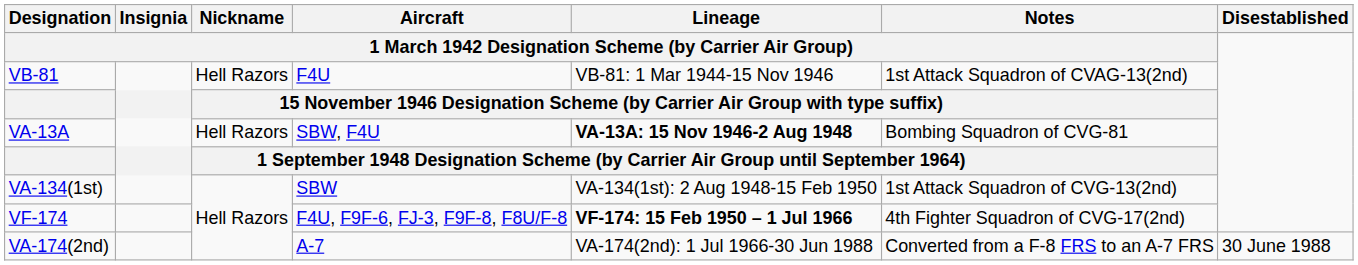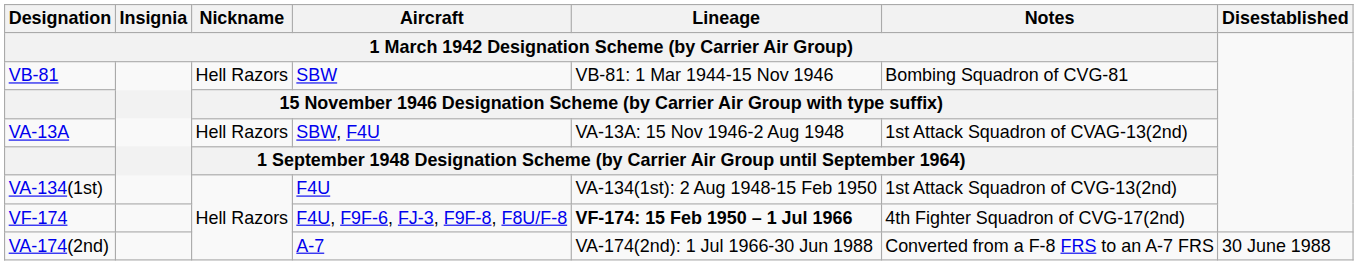(313, 75) F4U -> (317, 75) SBW
(1036, 75) 1st Attack Squadron of CVAG-13(2nd) -> (1007, 75) Bombing Squadron of CVG-81
(714, 132) bold -> (710, 132) normal
(1007, 132) Bombing Squadron of CVG-81 -> (1036, 132) 1st Attack Squadron of CVAG-13(2nd)
(317, 189) SBW -> (313, 189) F4U
